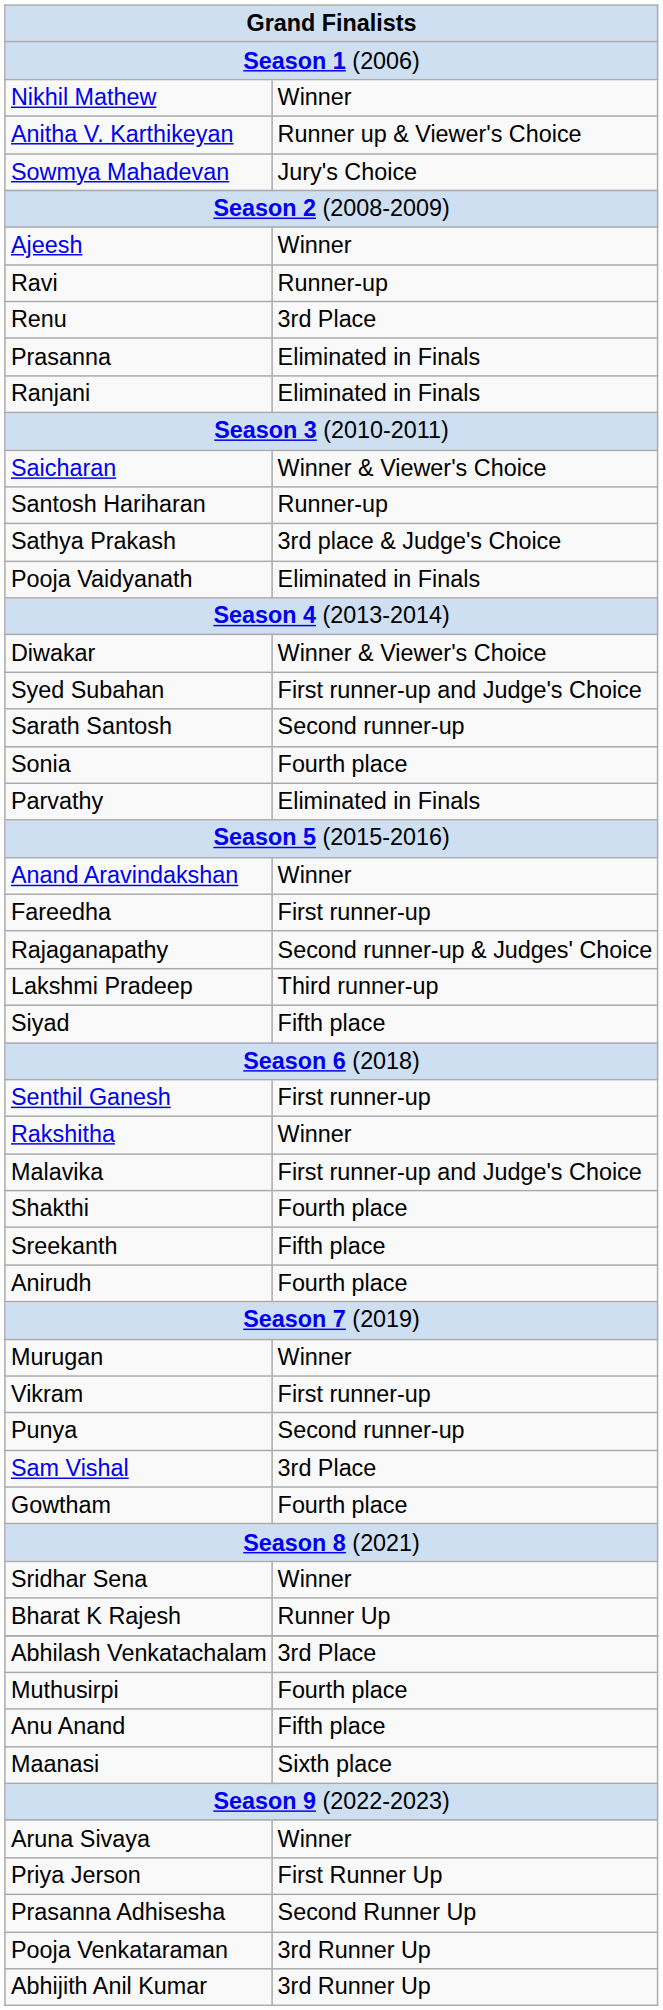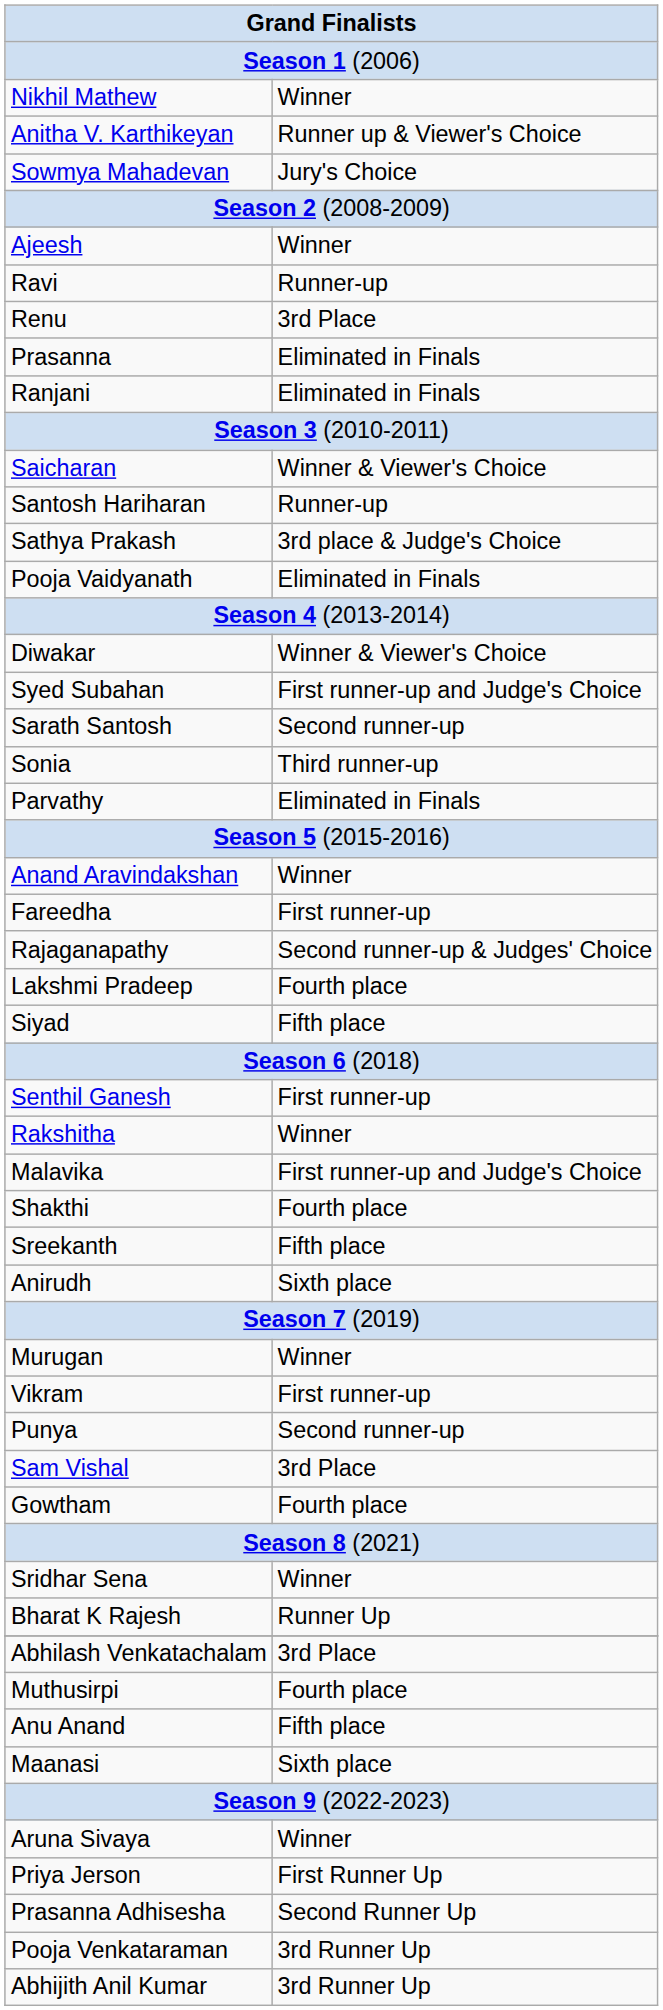(343, 764) Fourth place -> (358, 764) Third runner-up
(358, 986) Third runner-up -> (343, 986) Fourth place
(343, 1282) Fourth place -> (335, 1282) Sixth place
